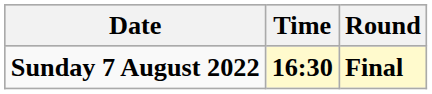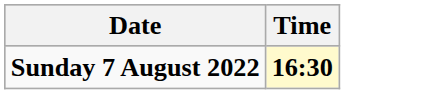- column: (383, 25)
